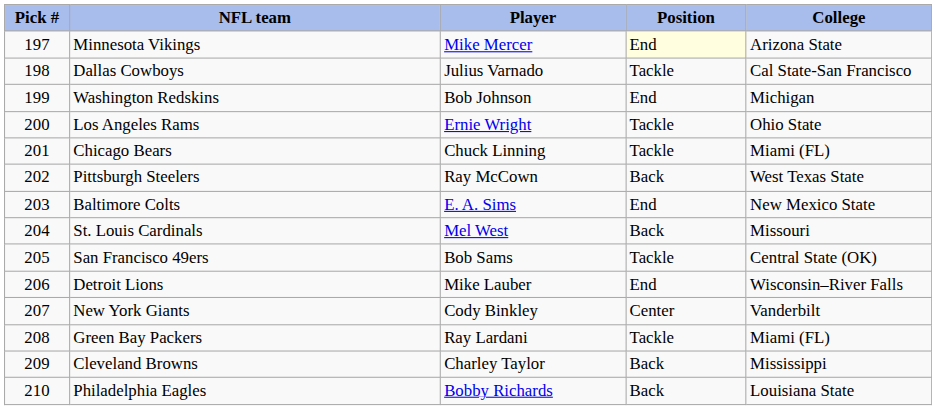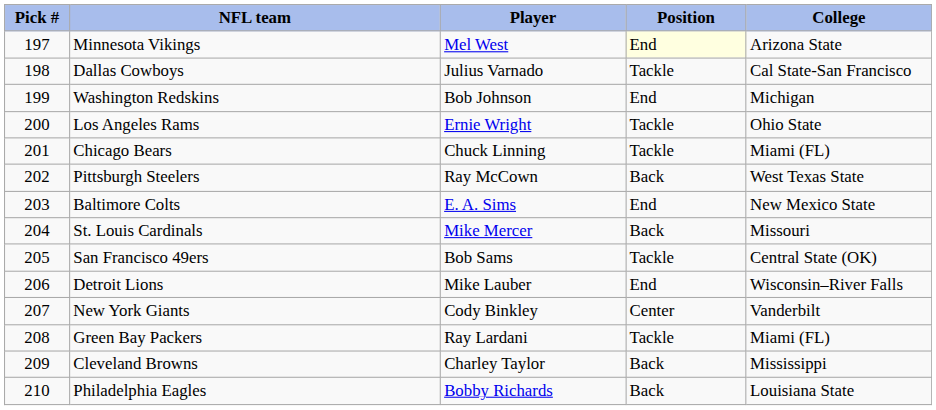(488, 44) Mike Mercer -> (476, 44) Mel West
(476, 230) Mel West -> (488, 230) Mike Mercer
